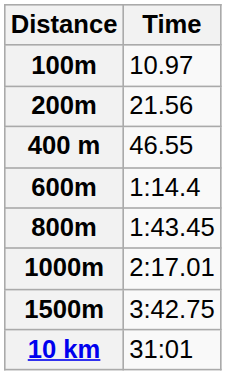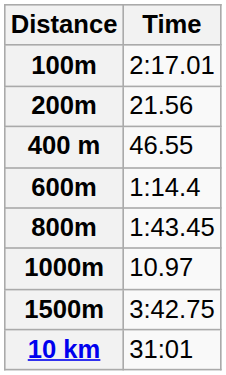(161, 65) 10.97 -> (172, 65) 2:17.01
(172, 268) 2:17.01 -> (161, 268) 10.97
